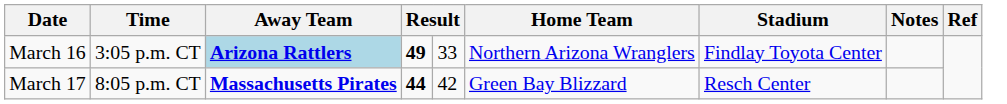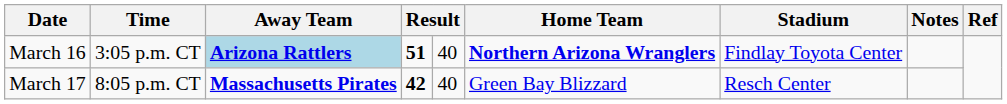(416, 51) 49 -> (416, 51) 51
(447, 51) 33 -> (447, 51) 40
(582, 51) normal -> (592, 51) bold
(416, 83) 44 -> (416, 83) 42
(447, 83) 42 -> (447, 83) 40
